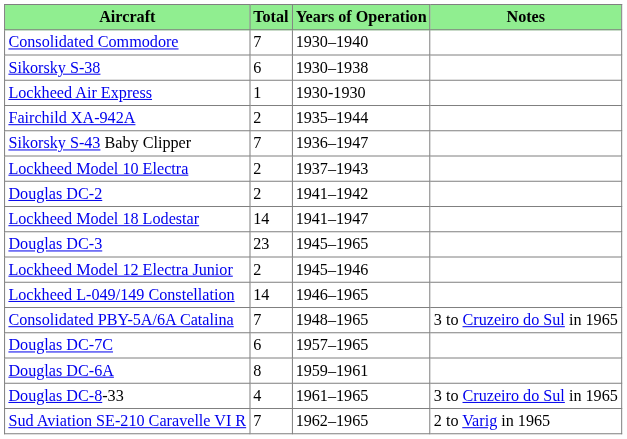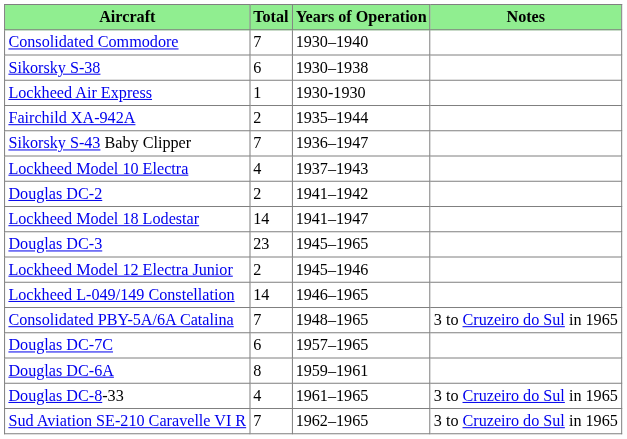(257, 168) 2 -> (257, 168) 4
(492, 421) 2 to Varig in 1965 -> (526, 421) 3 to Cruzeiro do Sul in 1965
